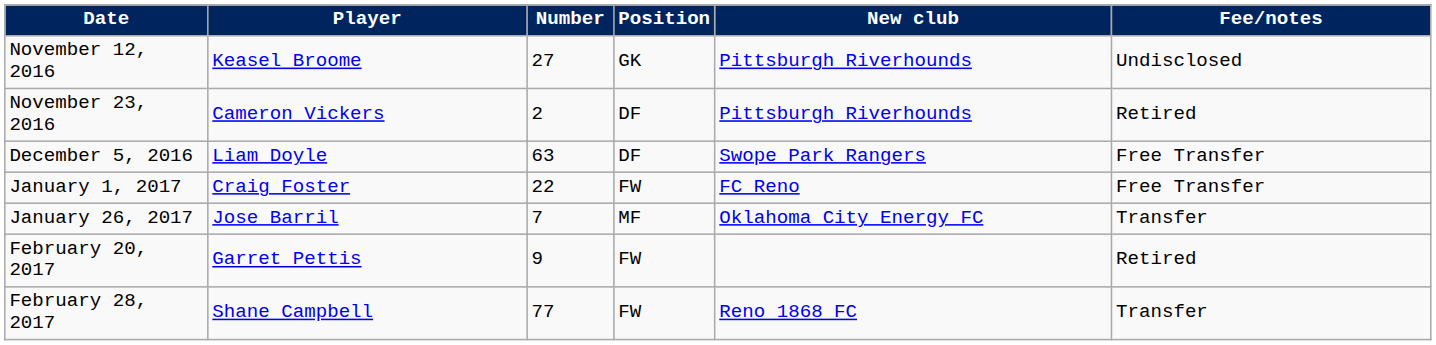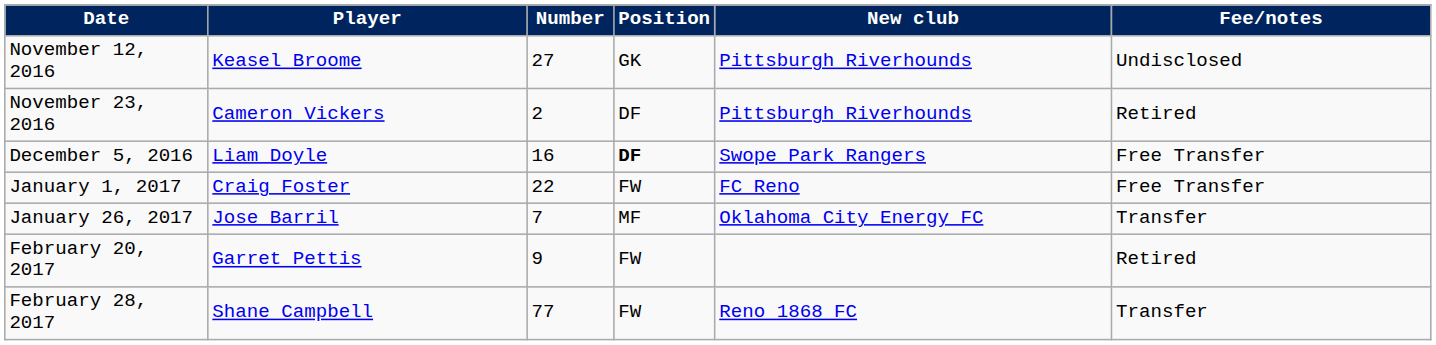(543, 157) 63 -> (543, 157) 16
(630, 157) normal -> (630, 157) bold
